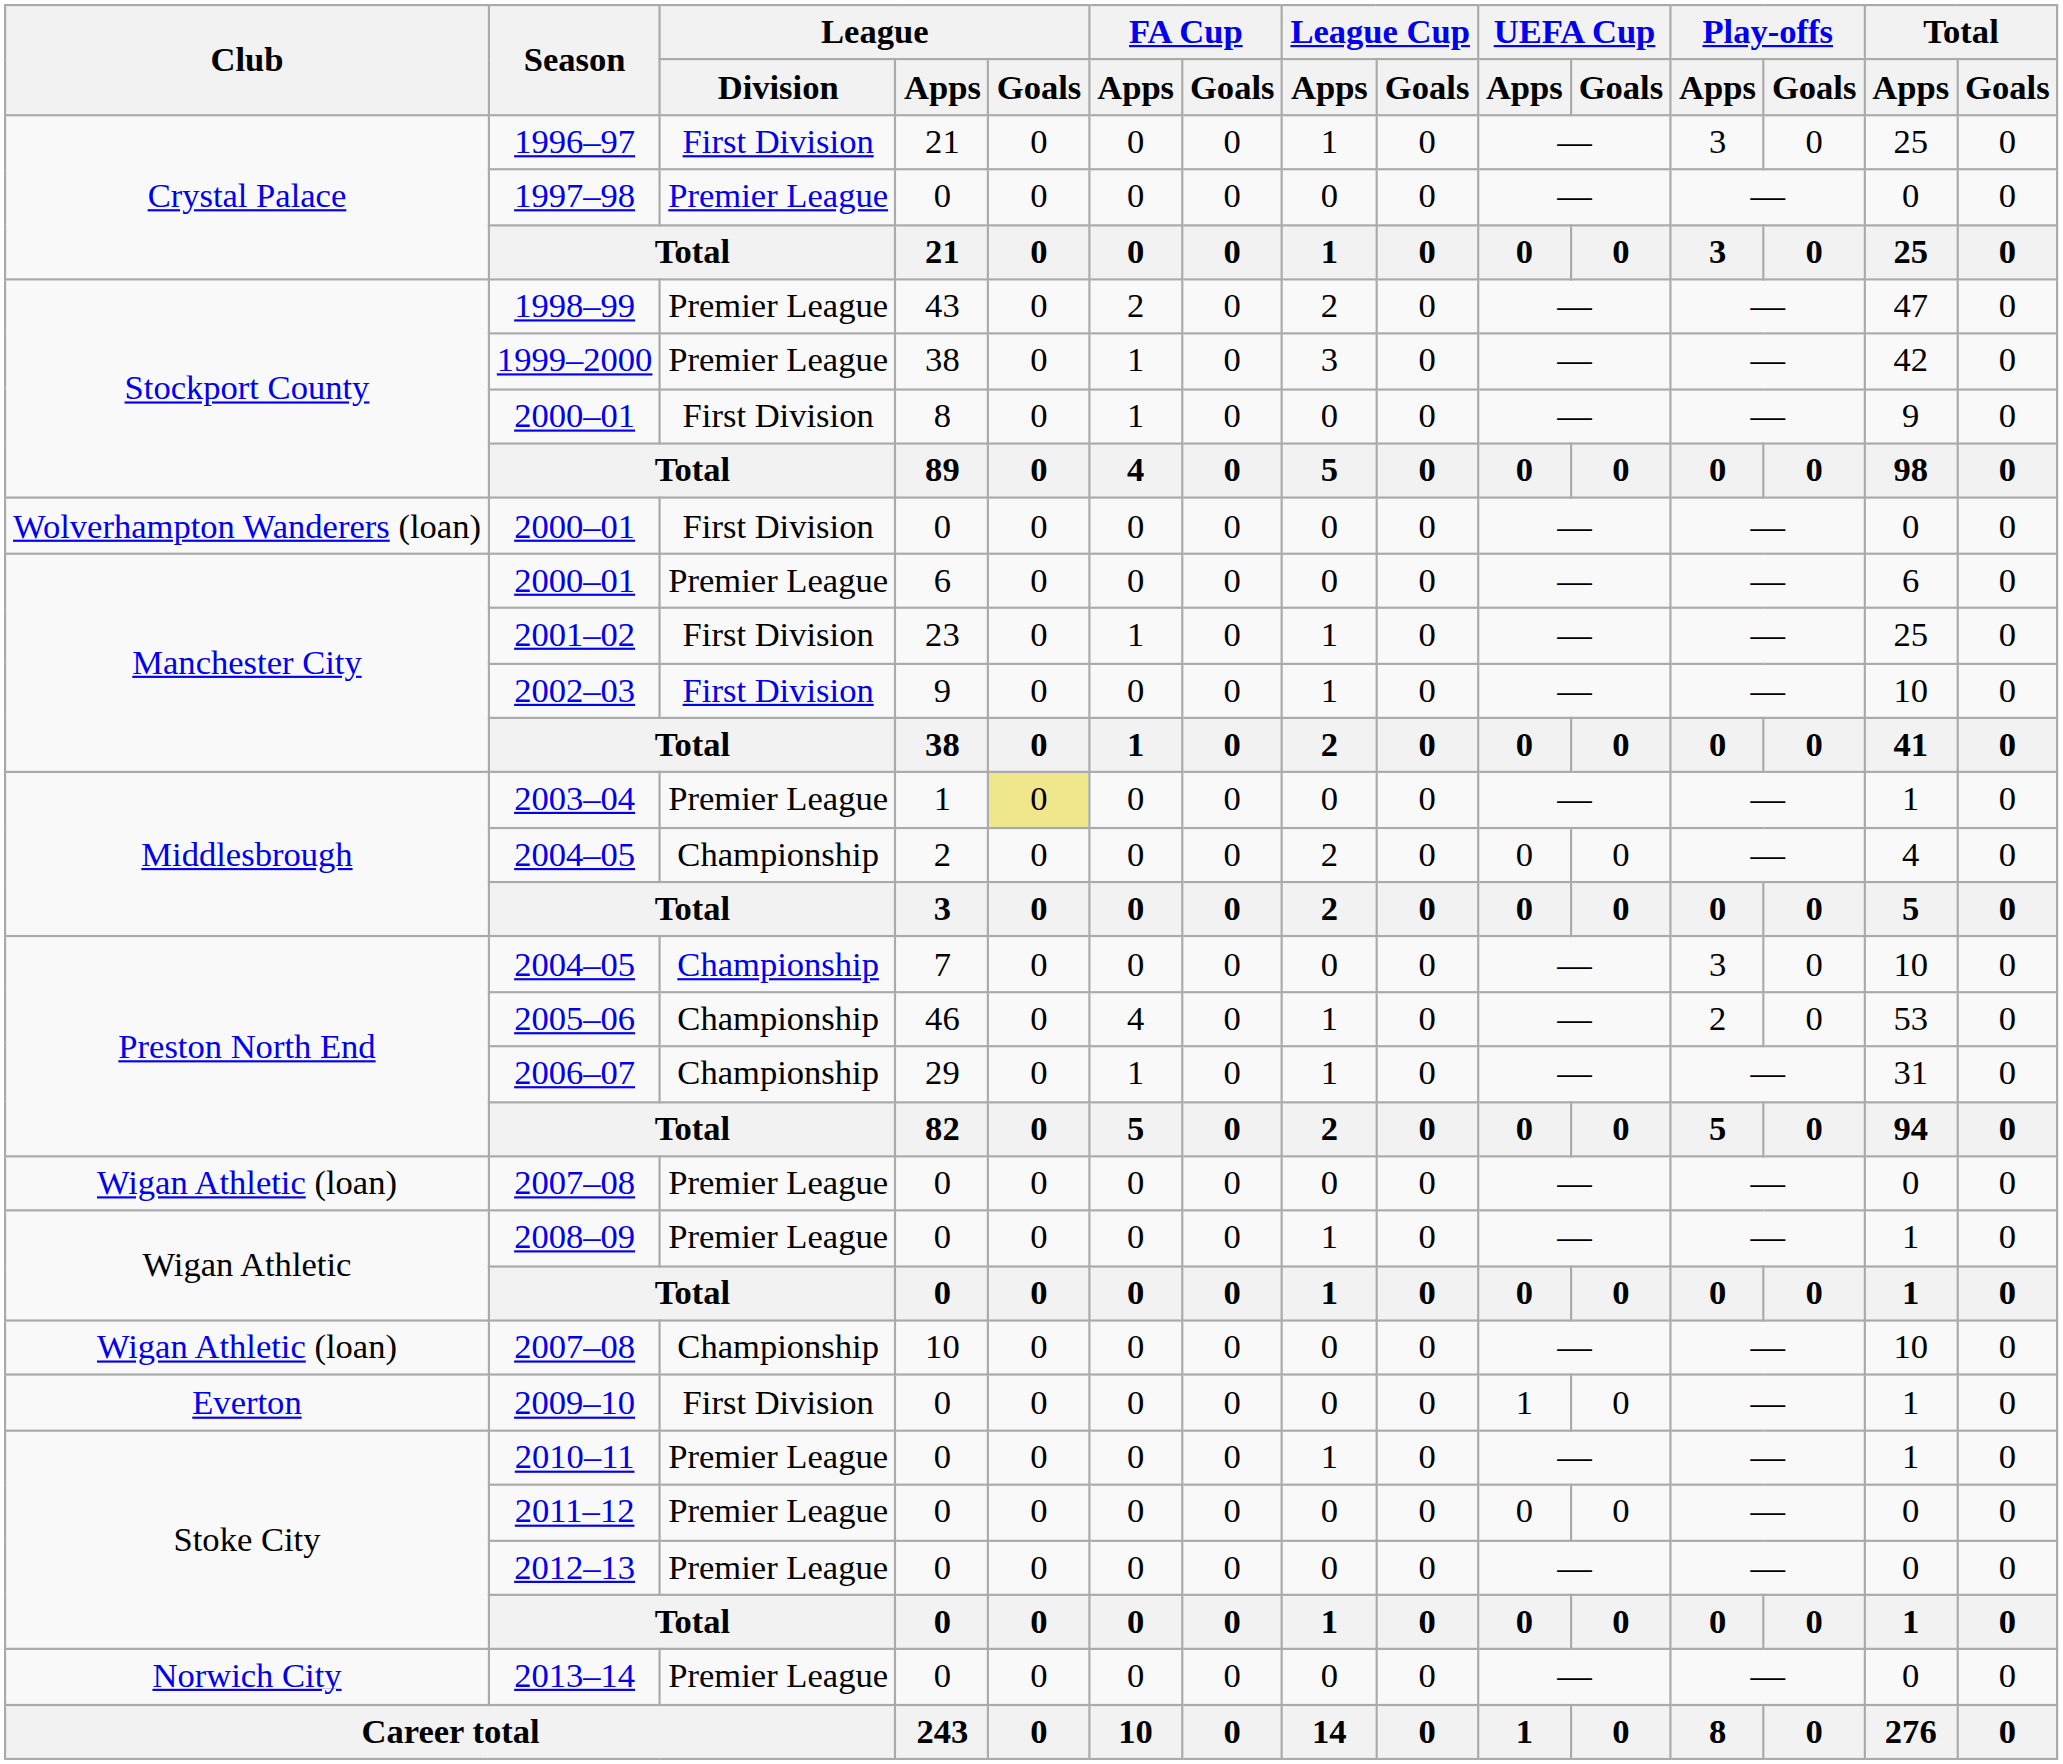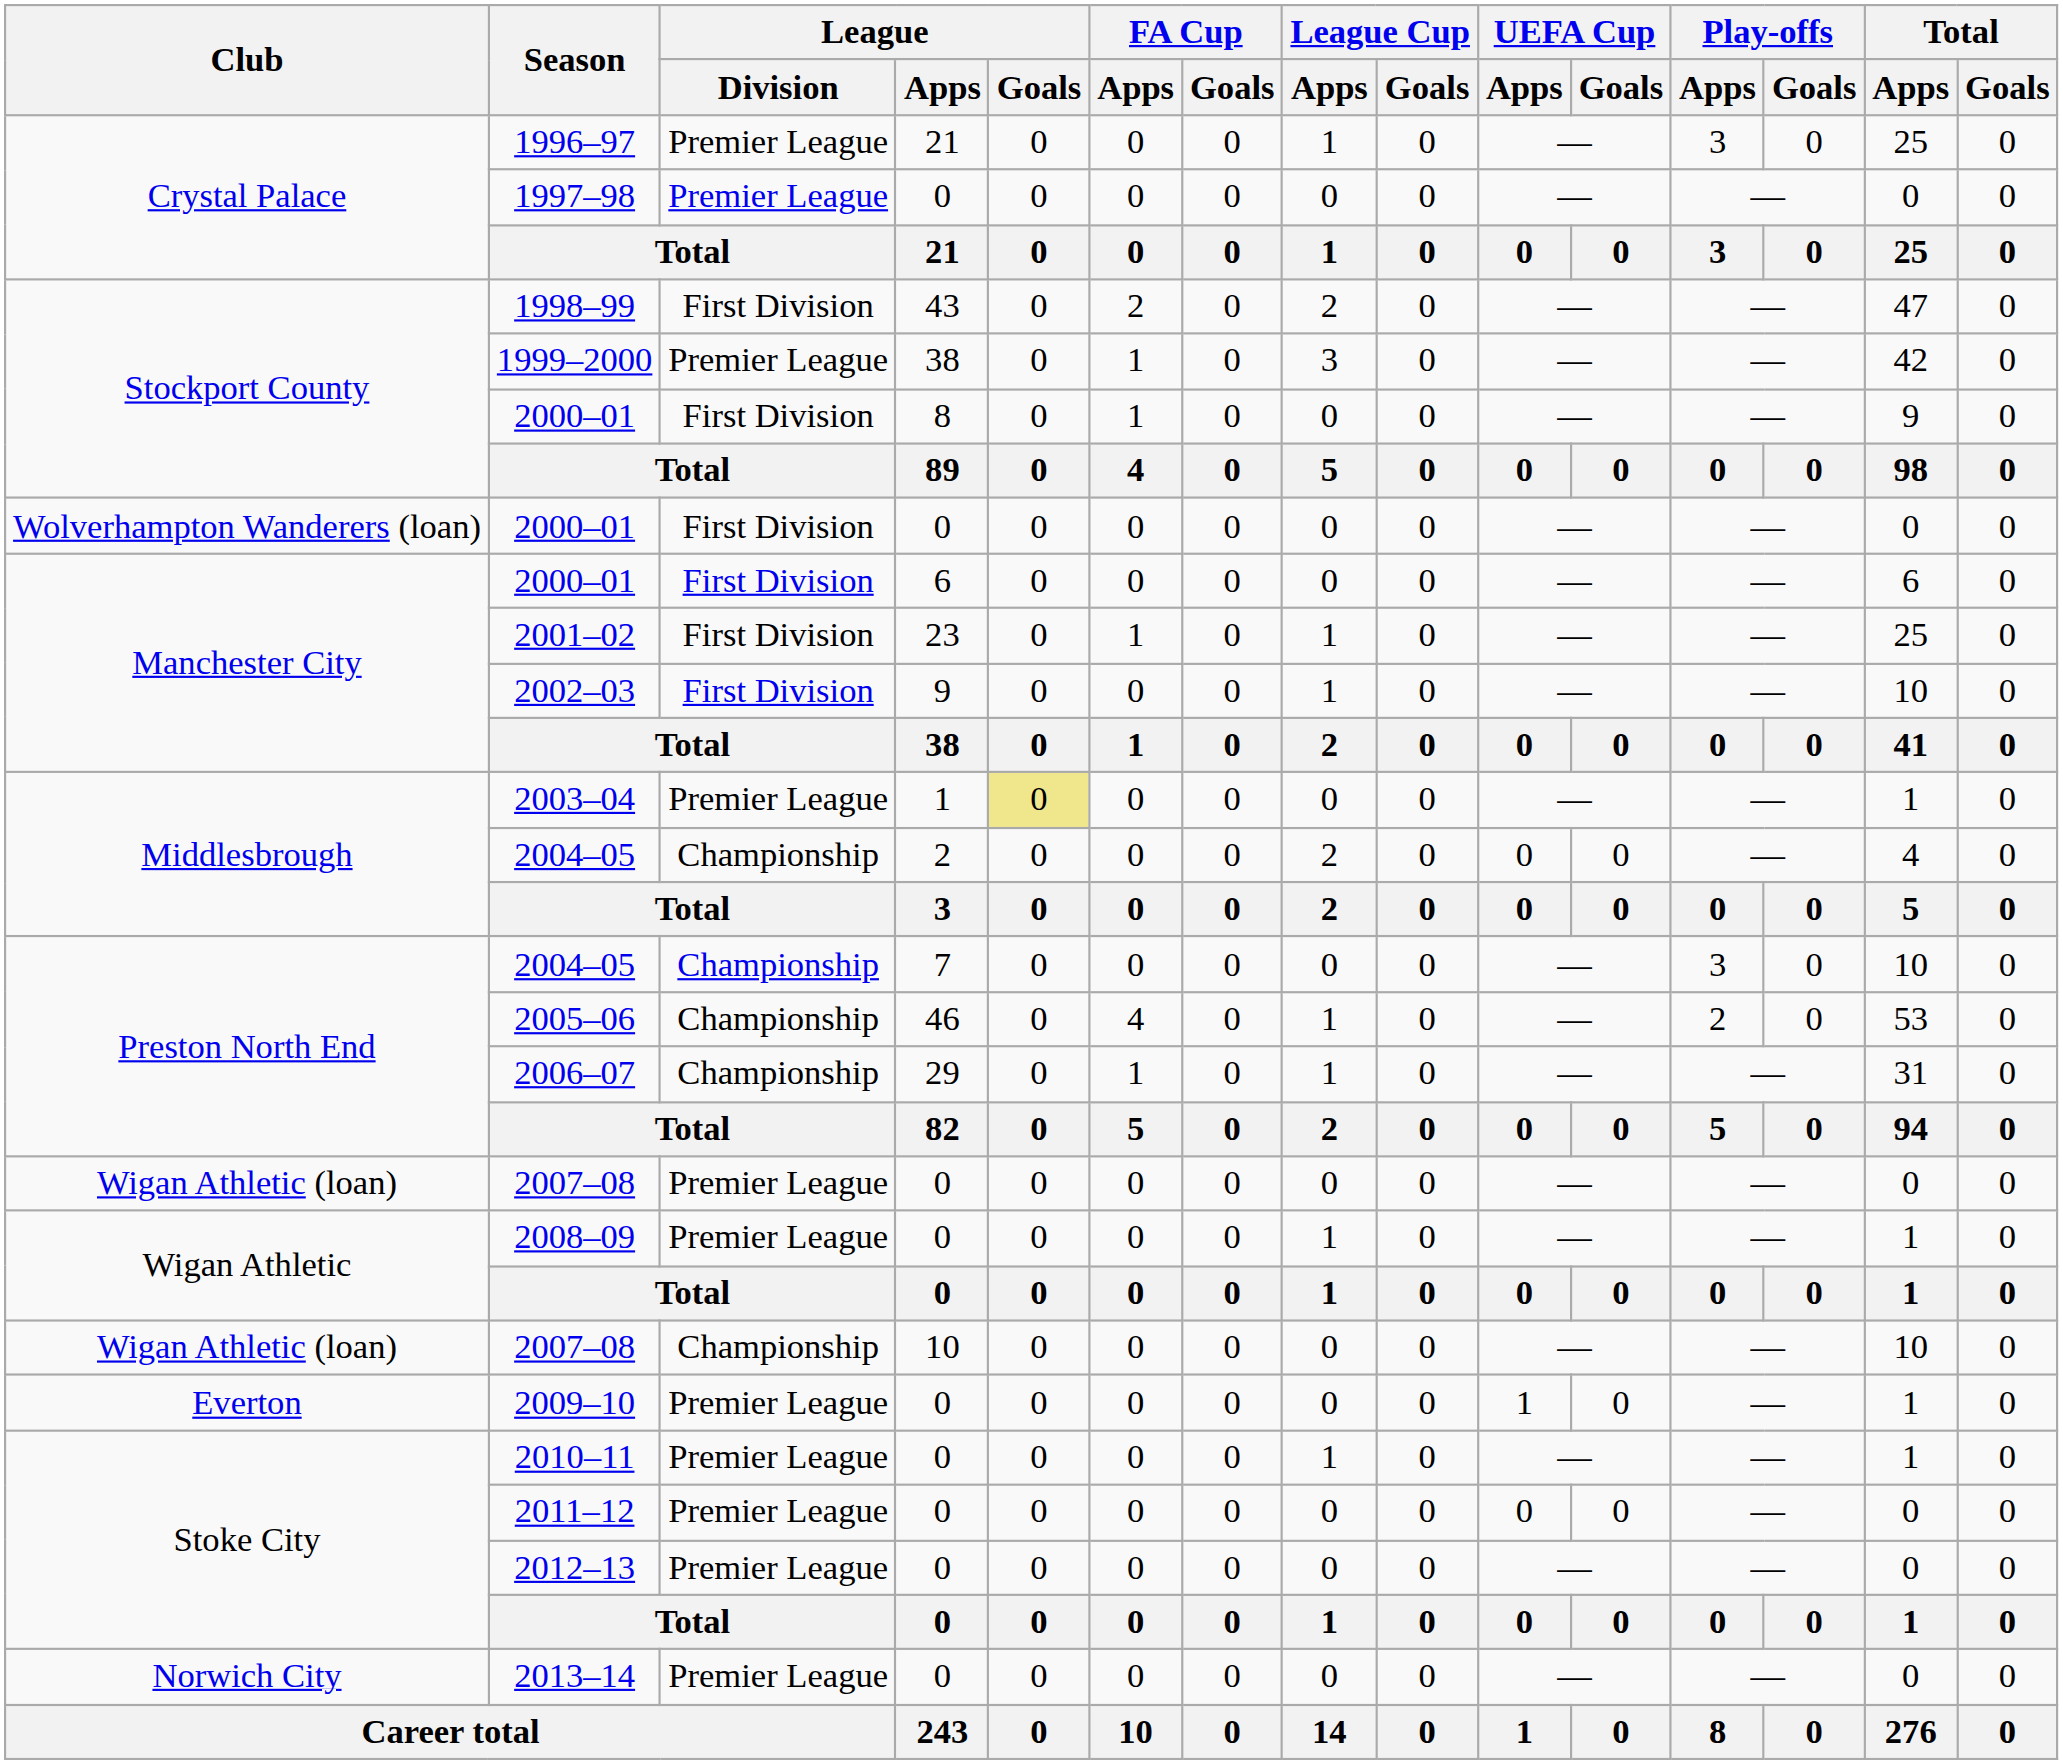(778, 141) First Division -> (778, 141) Premier League
(778, 305) Premier League -> (778, 305) First Division
(778, 580) Premier League -> (778, 580) First Division
(778, 1402) First Division -> (778, 1402) Premier League
